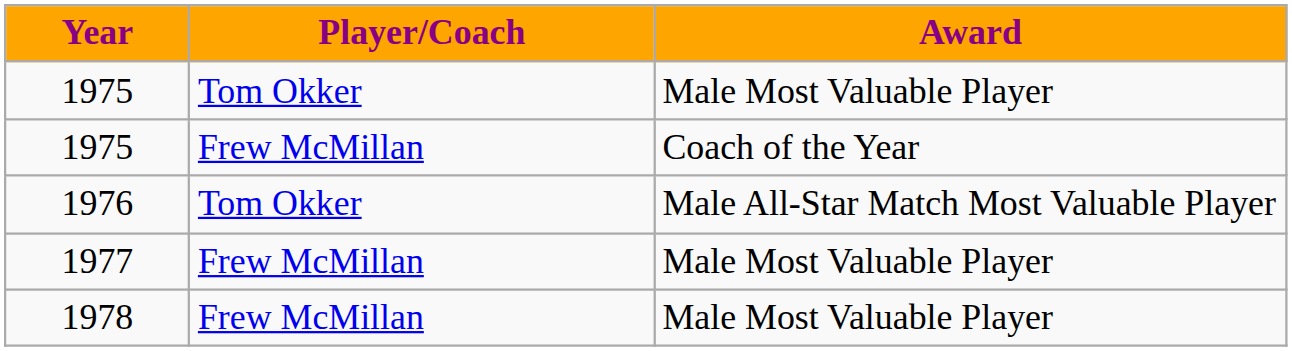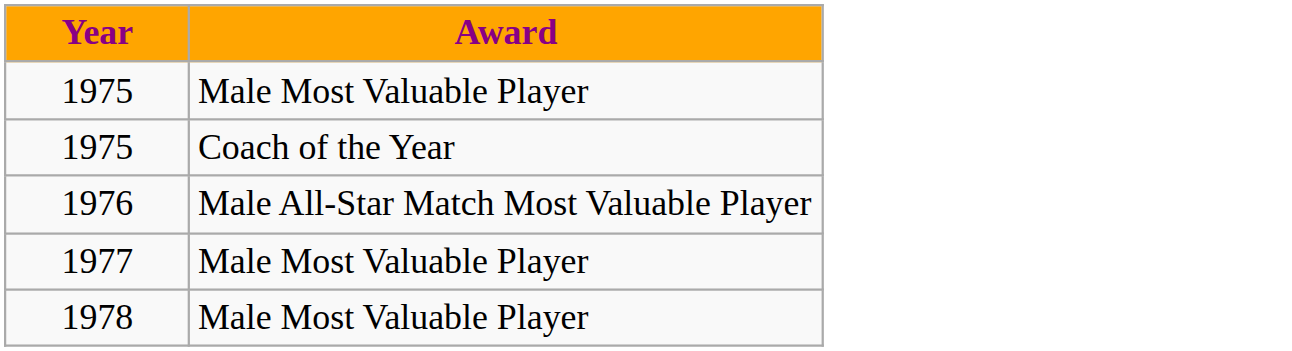- column: (422, 32)
